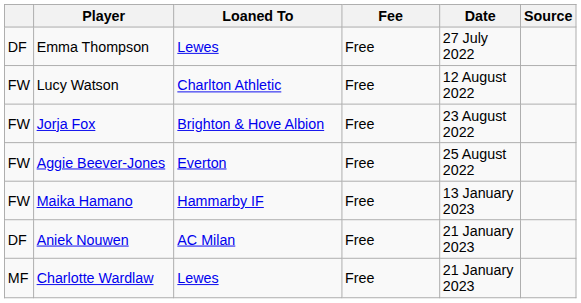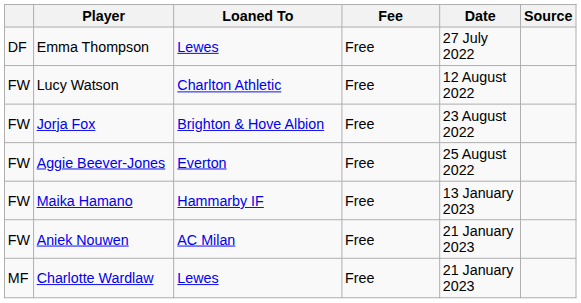(17, 240) DF -> (19, 240) FW
